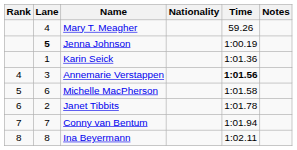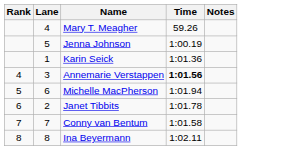- column: (194, 12)
(47, 43) bold -> (47, 43) normal
(241, 91) 1:01.58 -> (185, 91) 1:01.94
(241, 122) 1:01.94 -> (185, 122) 1:01.58
